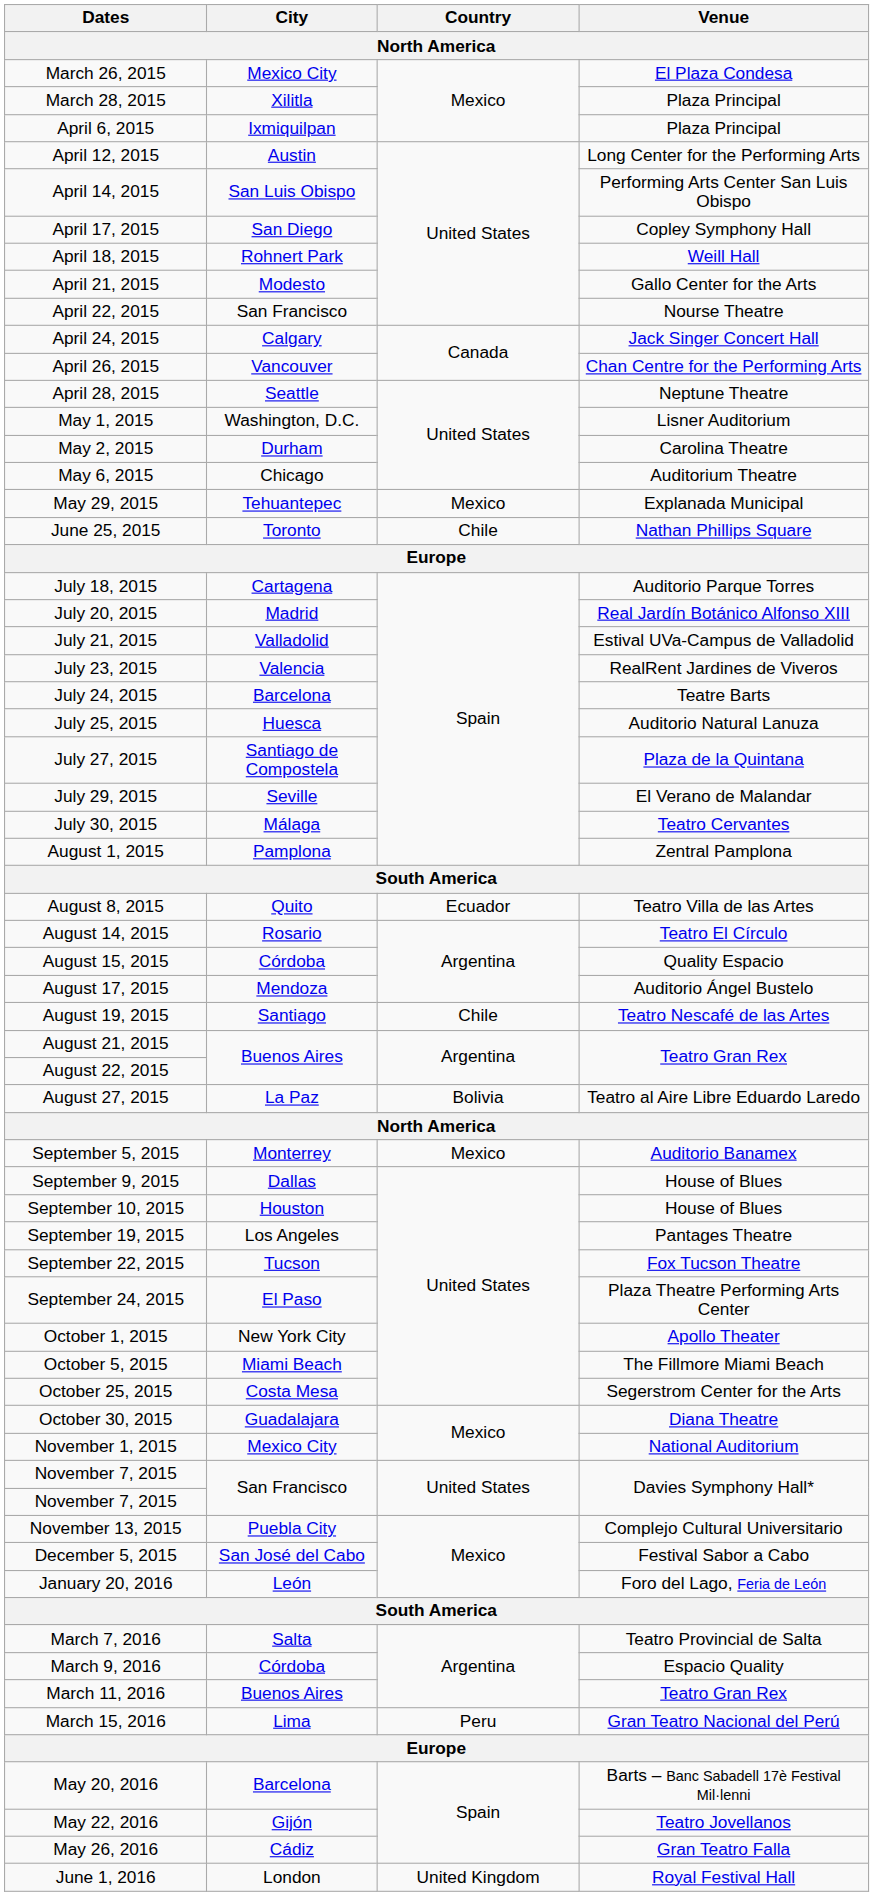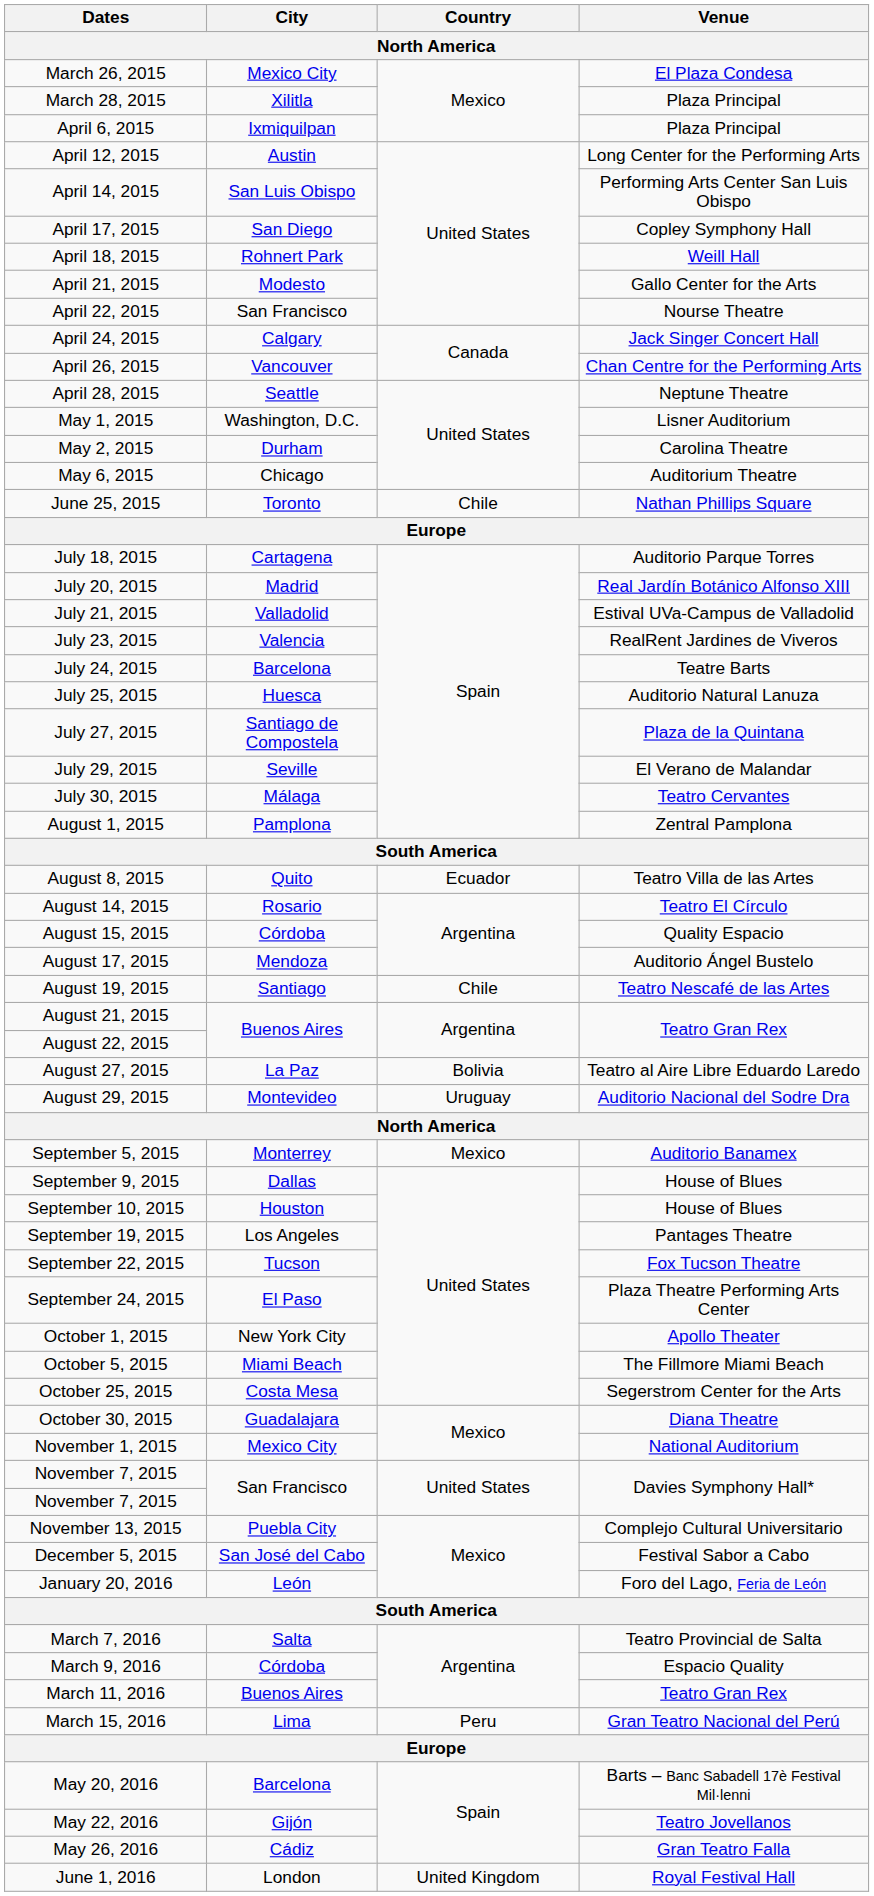- row: (106, 503)
+ row: (106, 1098)
